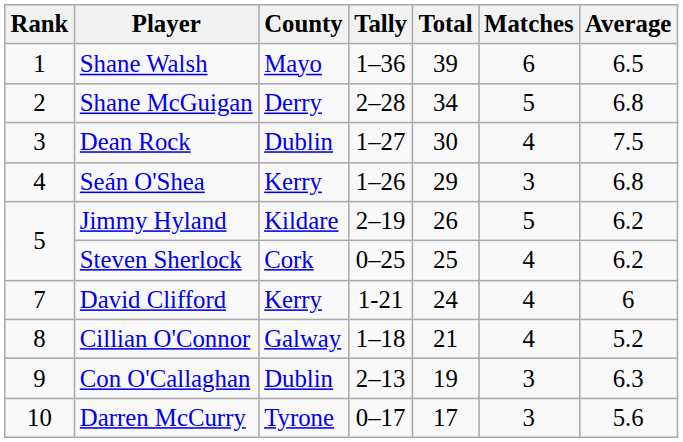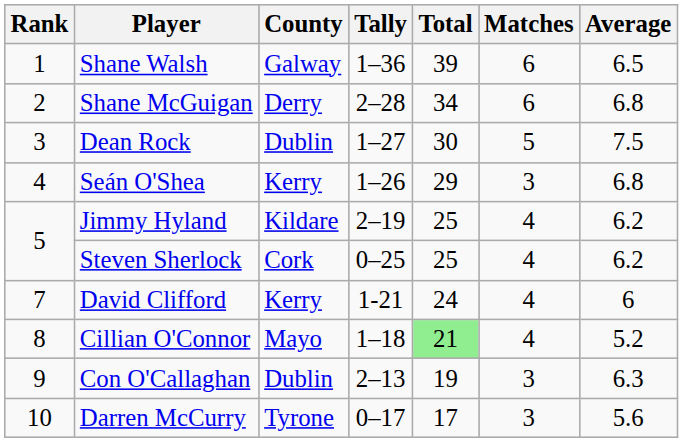(293, 63) Mayo -> (303, 63) Galway
(529, 102) 5 -> (529, 102) 6
(529, 142) 4 -> (529, 142) 5
(446, 220) 26 -> (446, 220) 25
(529, 220) 5 -> (529, 220) 4
(303, 338) Galway -> (293, 338) Mayo
(446, 338) no background -> (446, 338) lightgreen background
